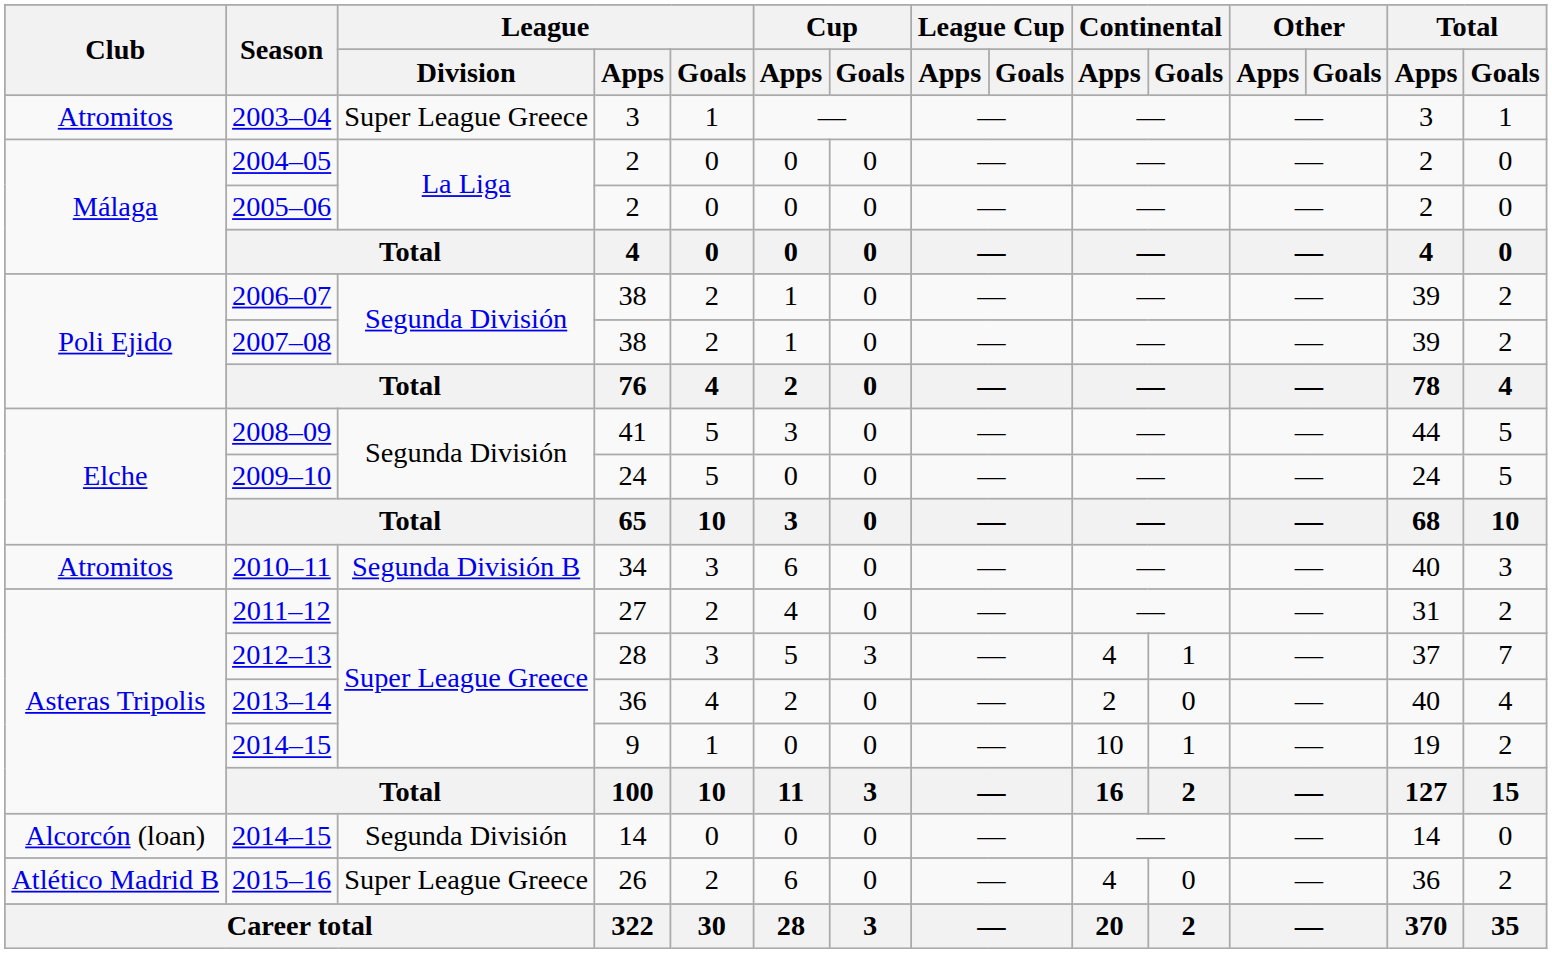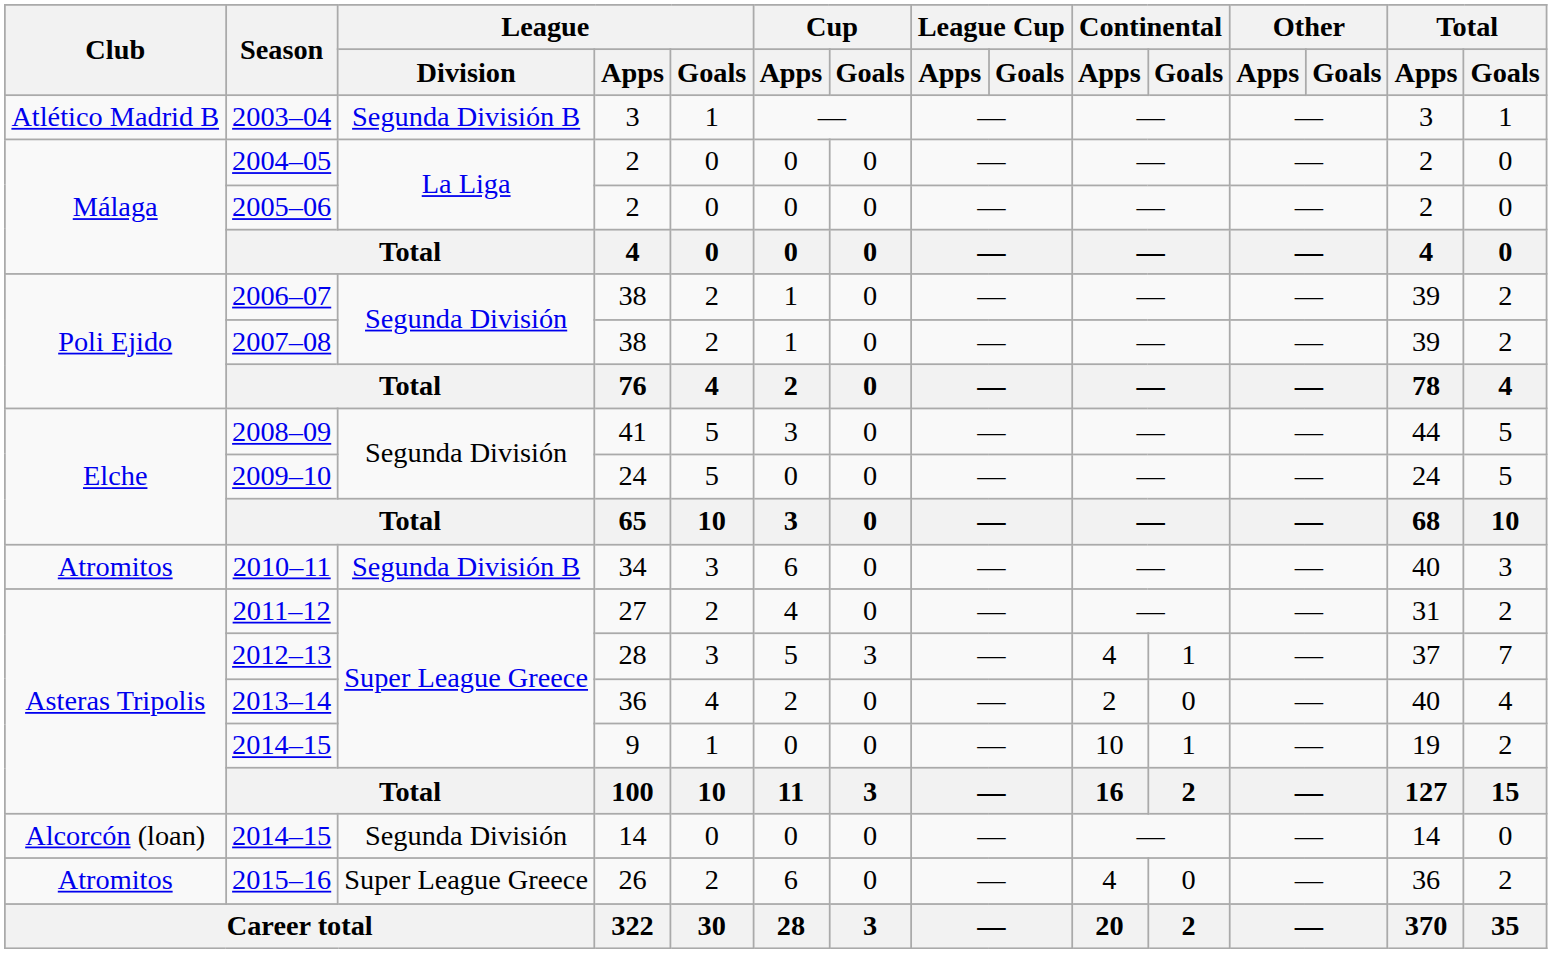(115, 116) Atromitos -> (115, 116) Atlético Madrid B
(466, 116) Super League Greece -> (466, 116) Segunda División B
(115, 880) Atlético Madrid B -> (115, 880) Atromitos
